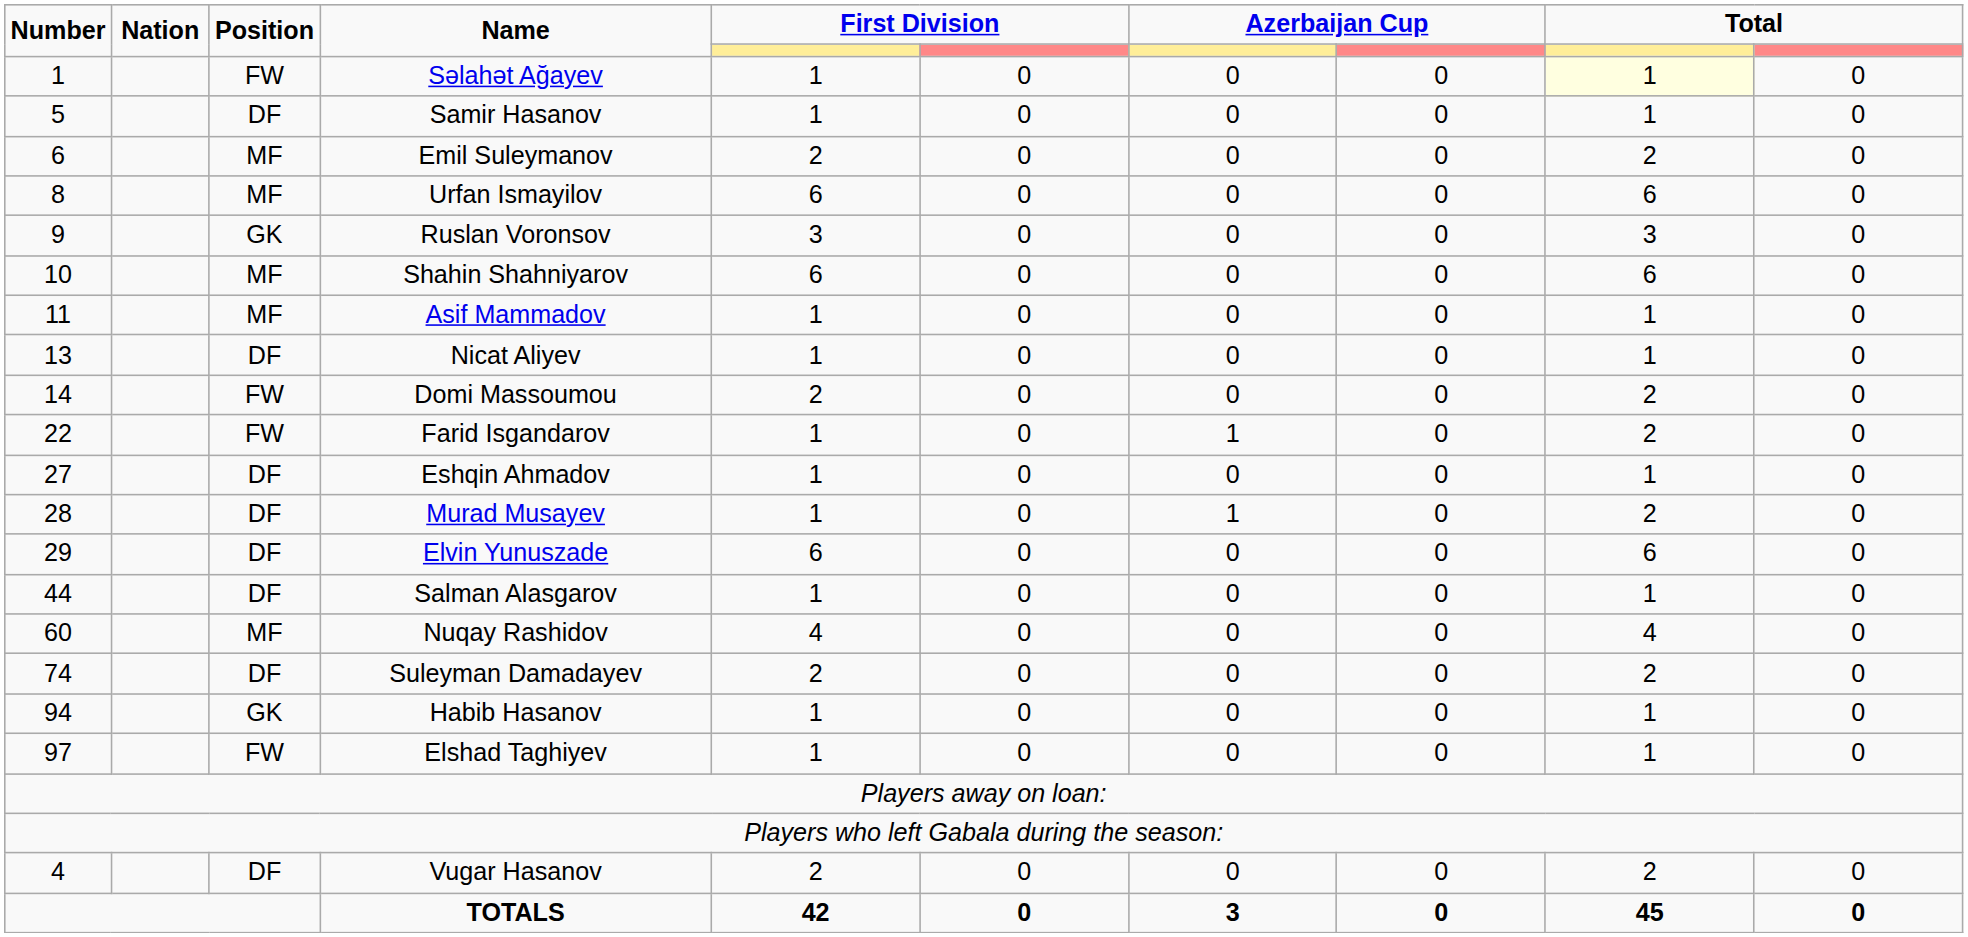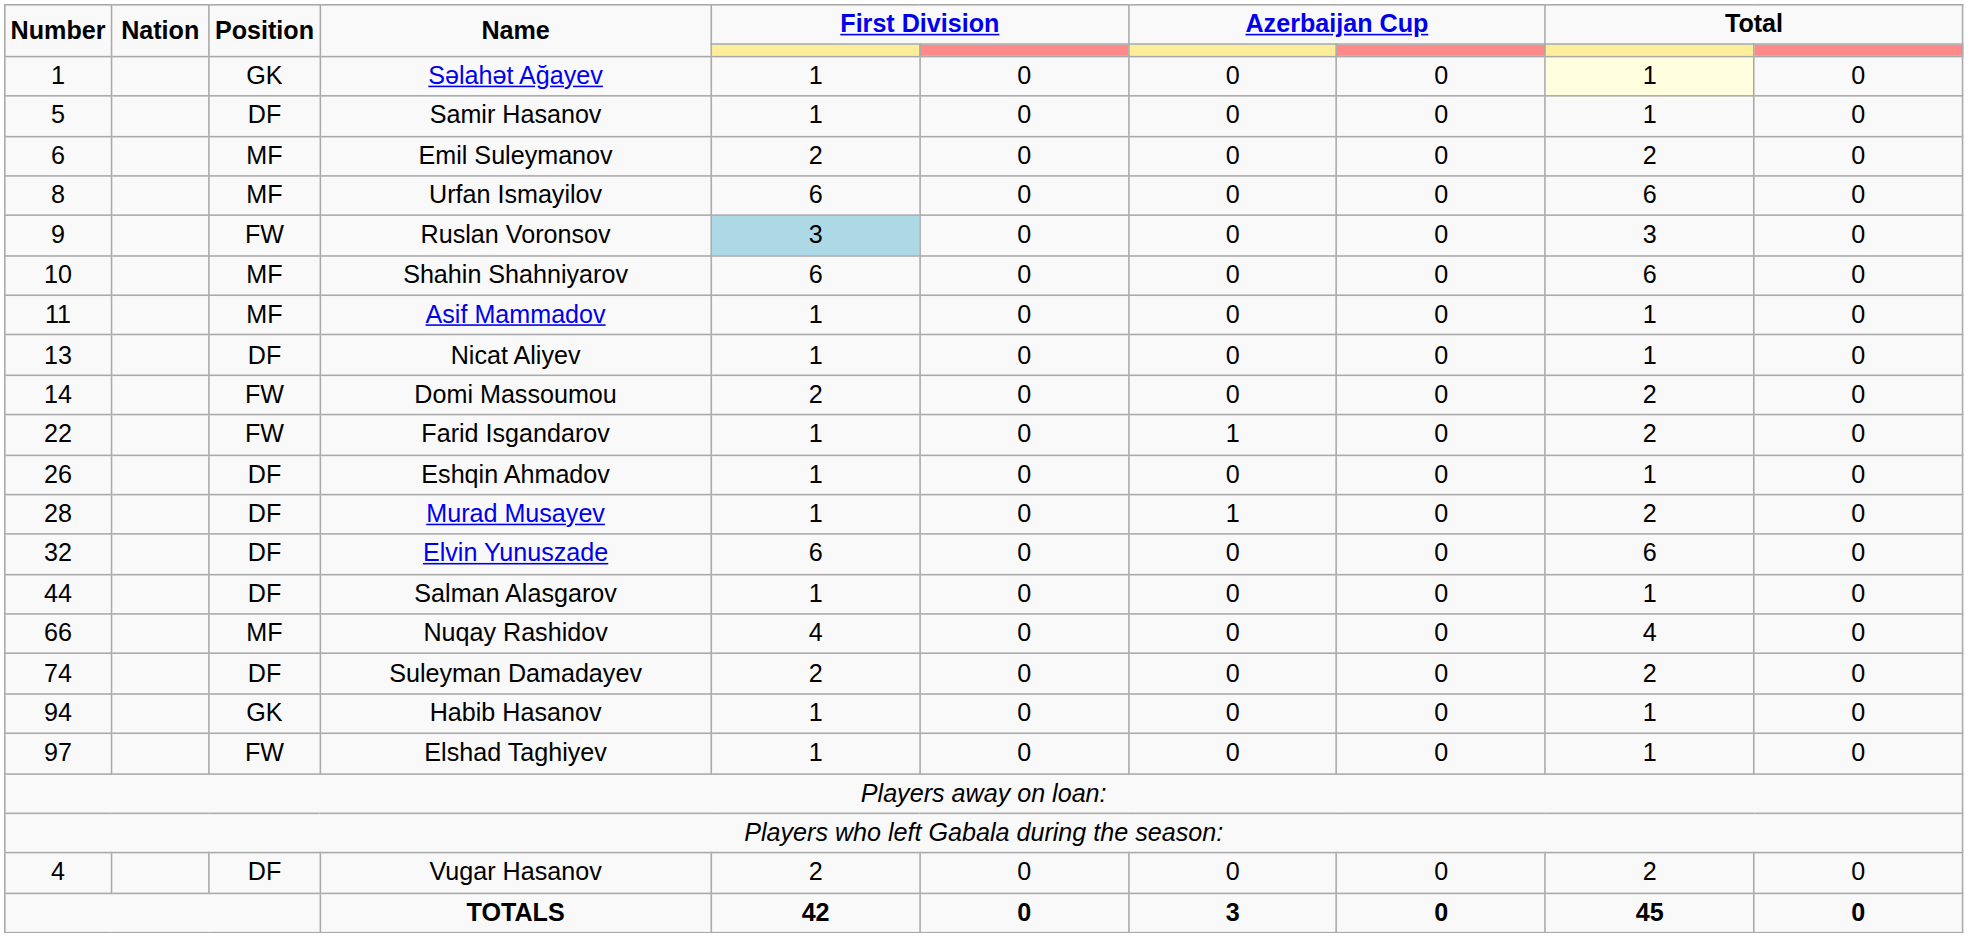(264, 75) FW -> (264, 75) GK
(264, 235) GK -> (264, 235) FW
(816, 235) no background -> (816, 235) lightblue background
(58, 474) 27 -> (58, 474) 26
(58, 553) 29 -> (58, 553) 32
(58, 633) 60 -> (58, 633) 66
